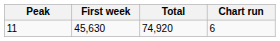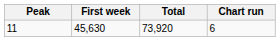(157, 28) 74,920 -> (157, 28) 73,920
